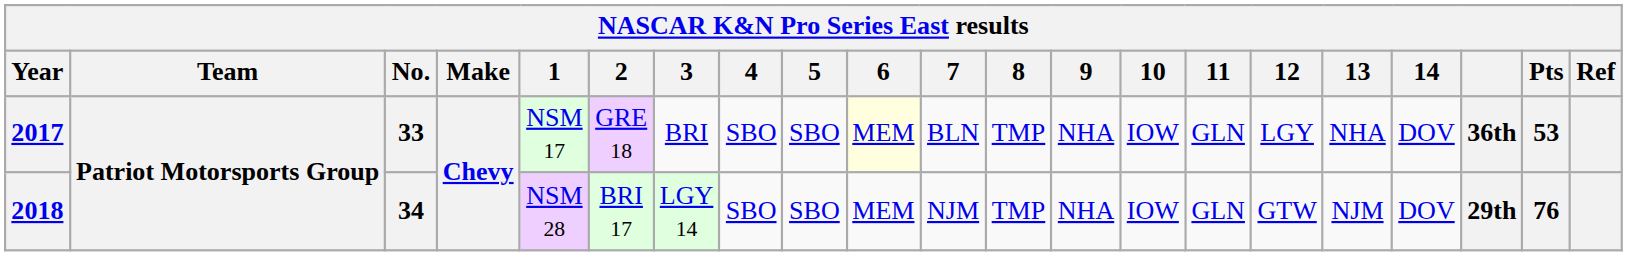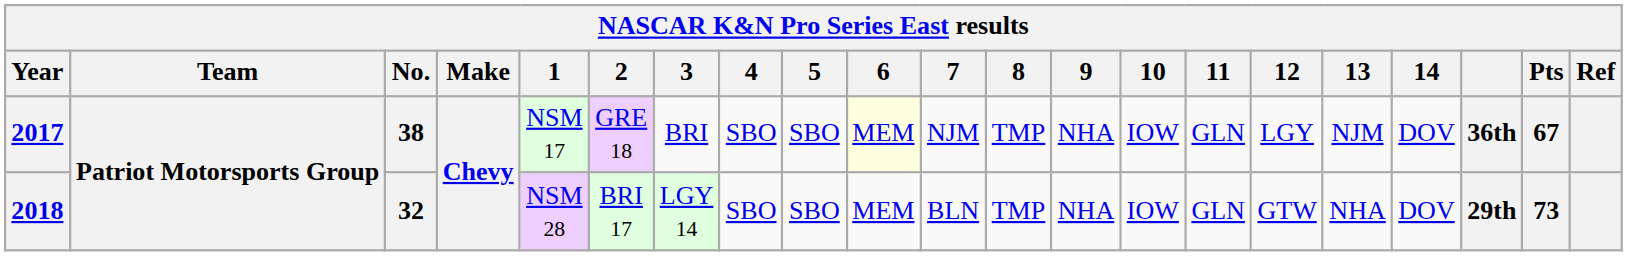(411, 133) 33 -> (411, 133) 38
(953, 133) BLN -> (953, 133) NJM
(1358, 133) NHA -> (1358, 133) NJM
(1546, 133) 53 -> (1546, 133) 67
(411, 211) 34 -> (411, 211) 32
(953, 211) NJM -> (953, 211) BLN
(1358, 211) NJM -> (1358, 211) NHA
(1546, 211) 76 -> (1546, 211) 73
